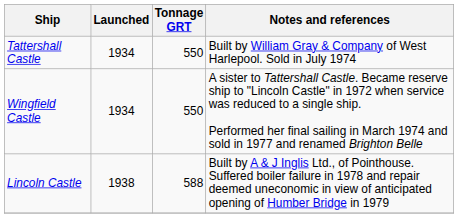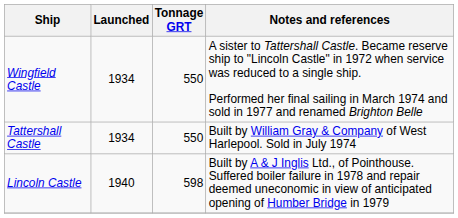rows swapped: (34, 52) <-> (31, 111)
(121, 183) 1938 -> (121, 183) 1940
(193, 183) 588 -> (193, 183) 598
